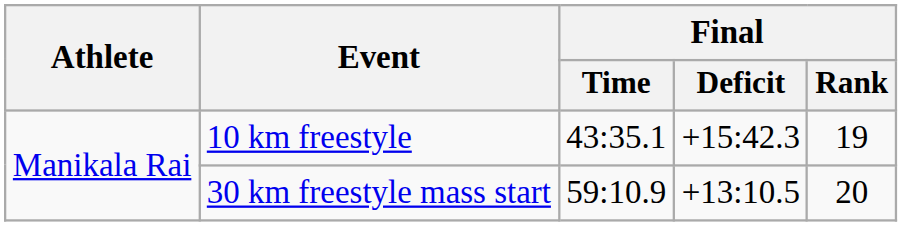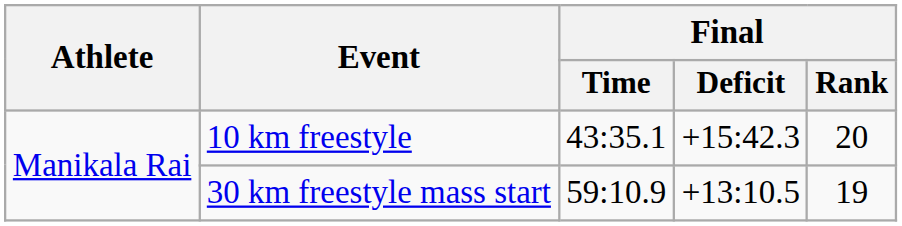(852, 137) 19 -> (852, 137) 20
(852, 192) 20 -> (852, 192) 19
